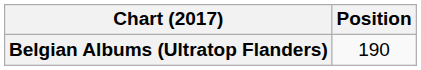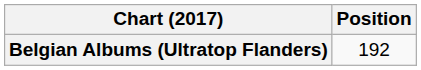(374, 49) 190 -> (374, 49) 192
